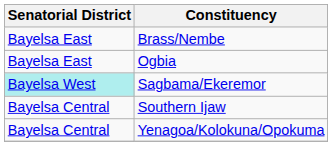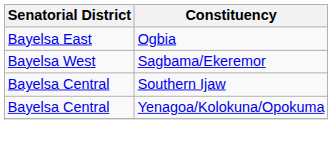- row: (181, 38)
(52, 84) paleturquoise background -> (52, 61) no background
